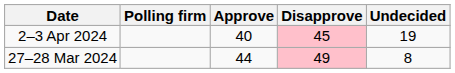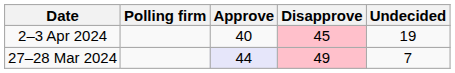(244, 58) no background -> (244, 58) lavender background
(408, 58) 8 -> (408, 58) 7
